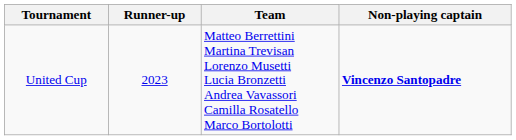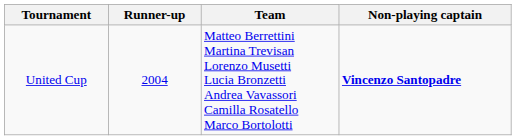(155, 79) 2023 -> (155, 79) 2004
